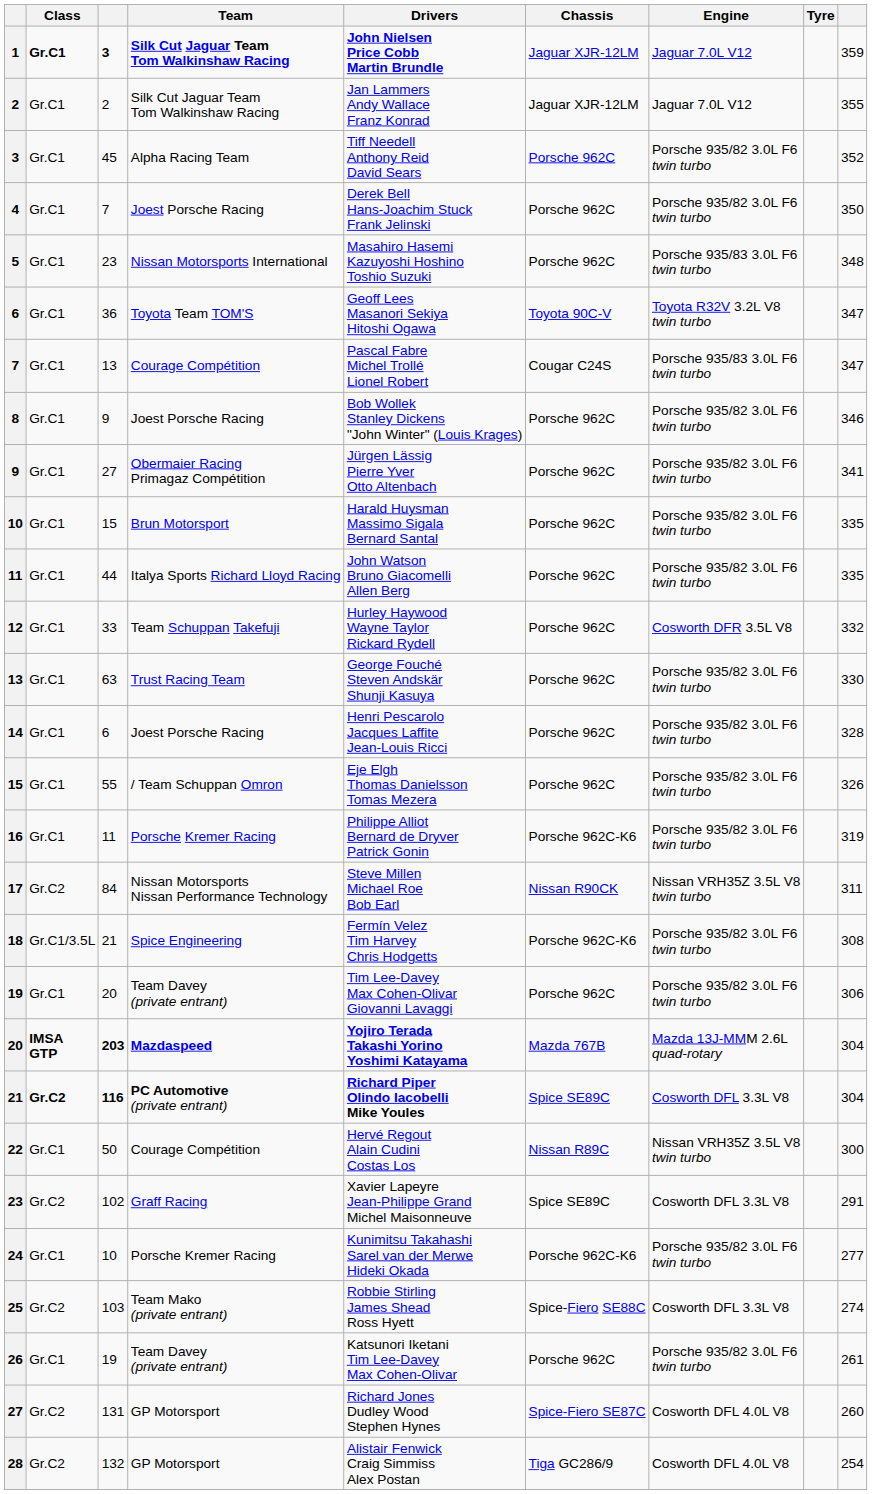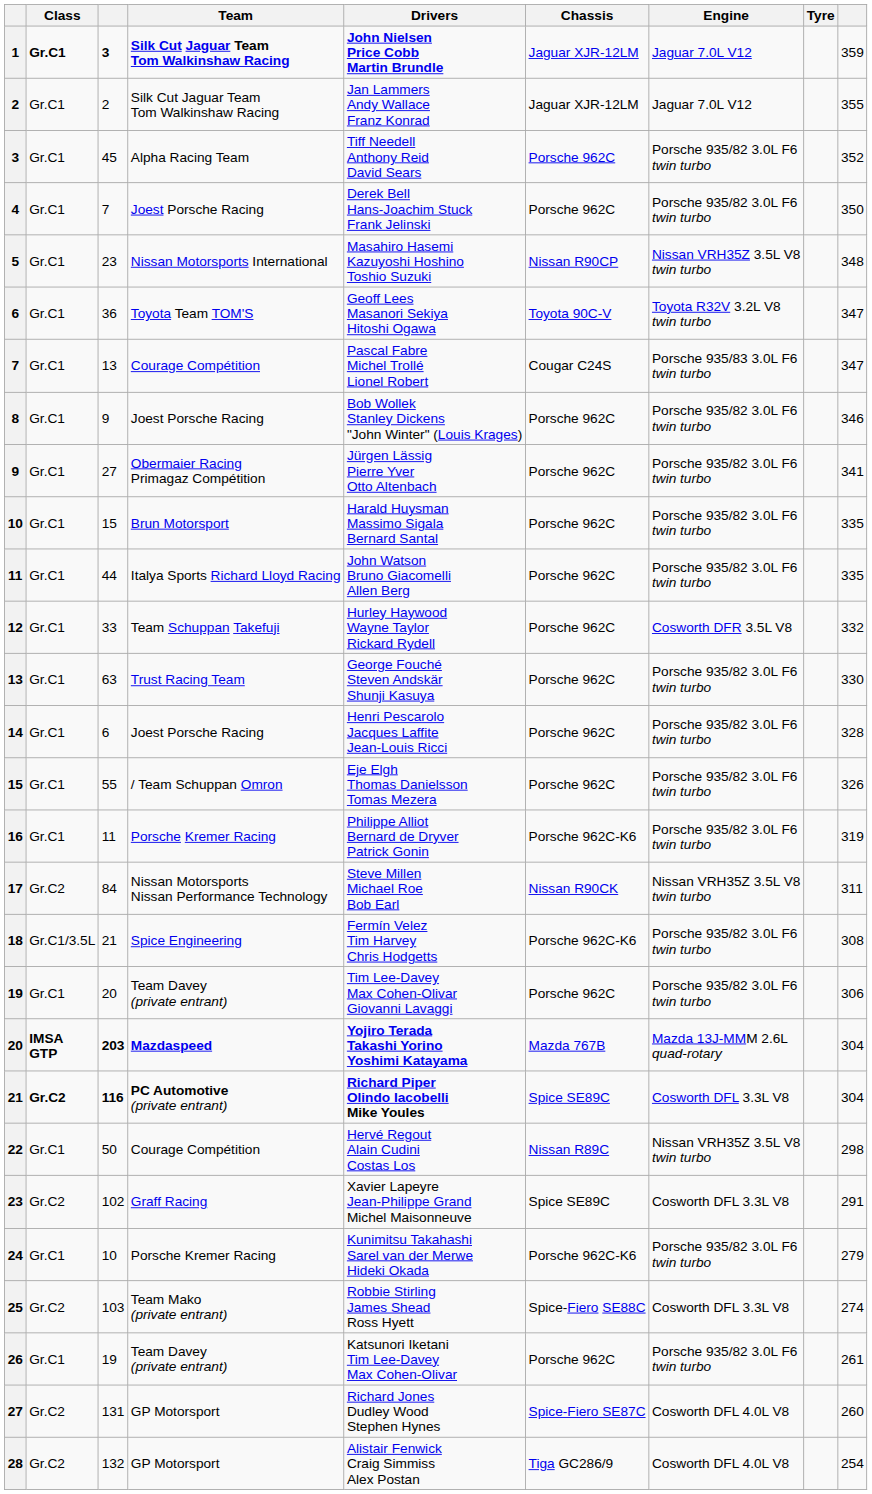(572, 261) Porsche 962C -> (573, 261) Nissan R90CP
(725, 261) Porsche 935/83 3.0L F6 twin turbo -> (726, 261) Nissan VRH35Z 3.5L V8 twin turbo
(852, 1150) 300 -> (852, 1150) 298
(852, 1254) 277 -> (852, 1254) 279
